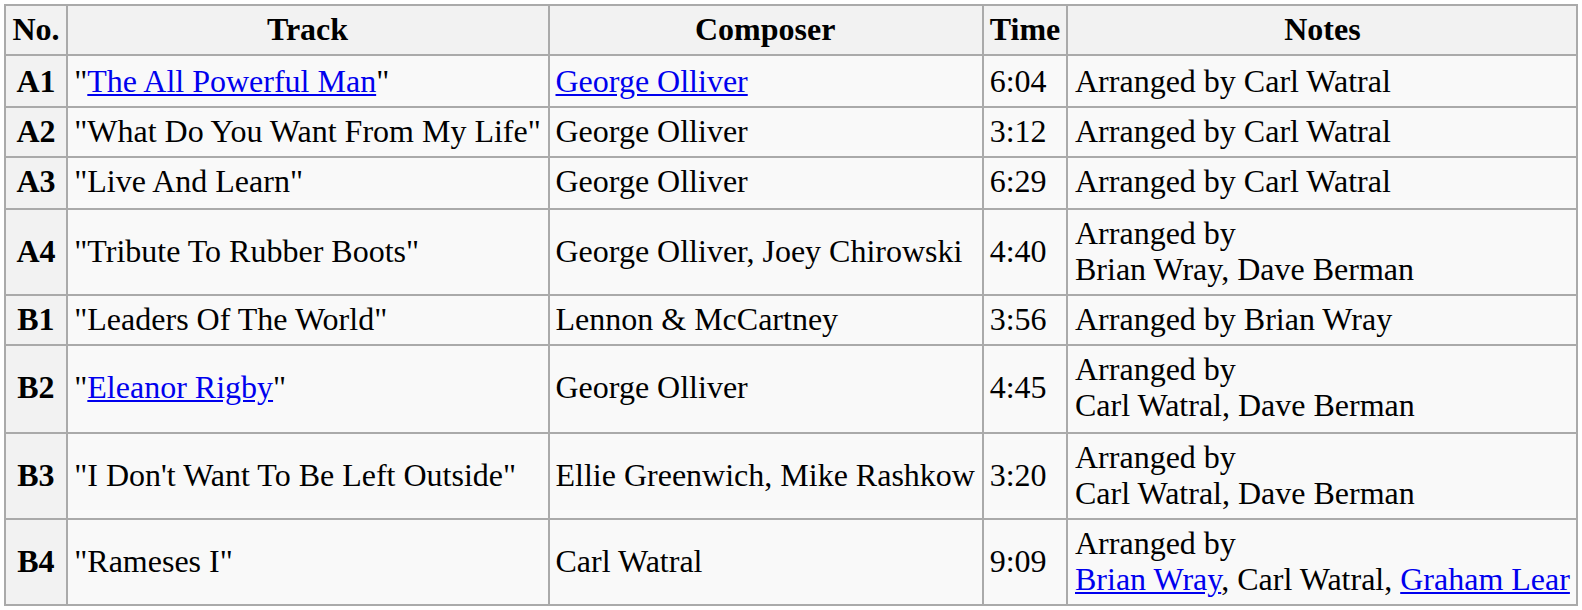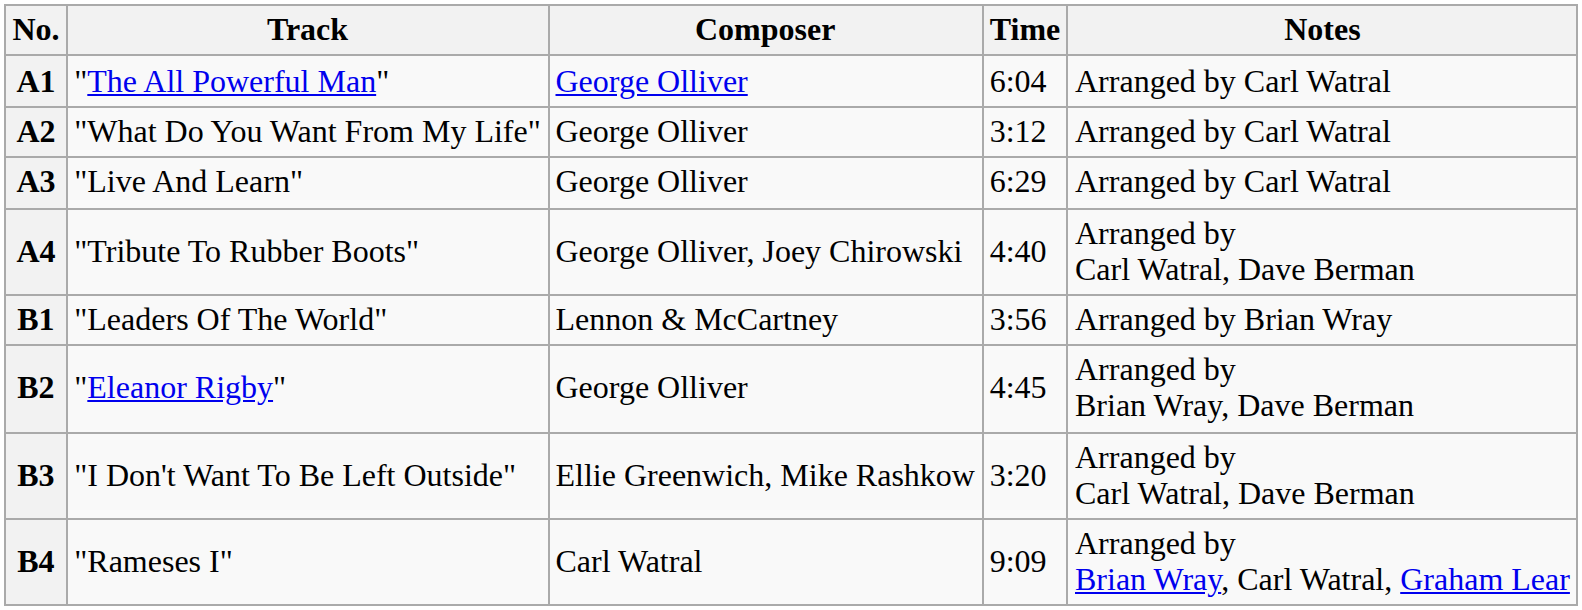(1245, 250) Arranged by Brian Wray, Dave Berman -> (1245, 250) Arranged by Carl Watral, Dave Berman
(1245, 388) Arranged by Carl Watral, Dave Berman -> (1245, 388) Arranged by Brian Wray, Dave Berman
